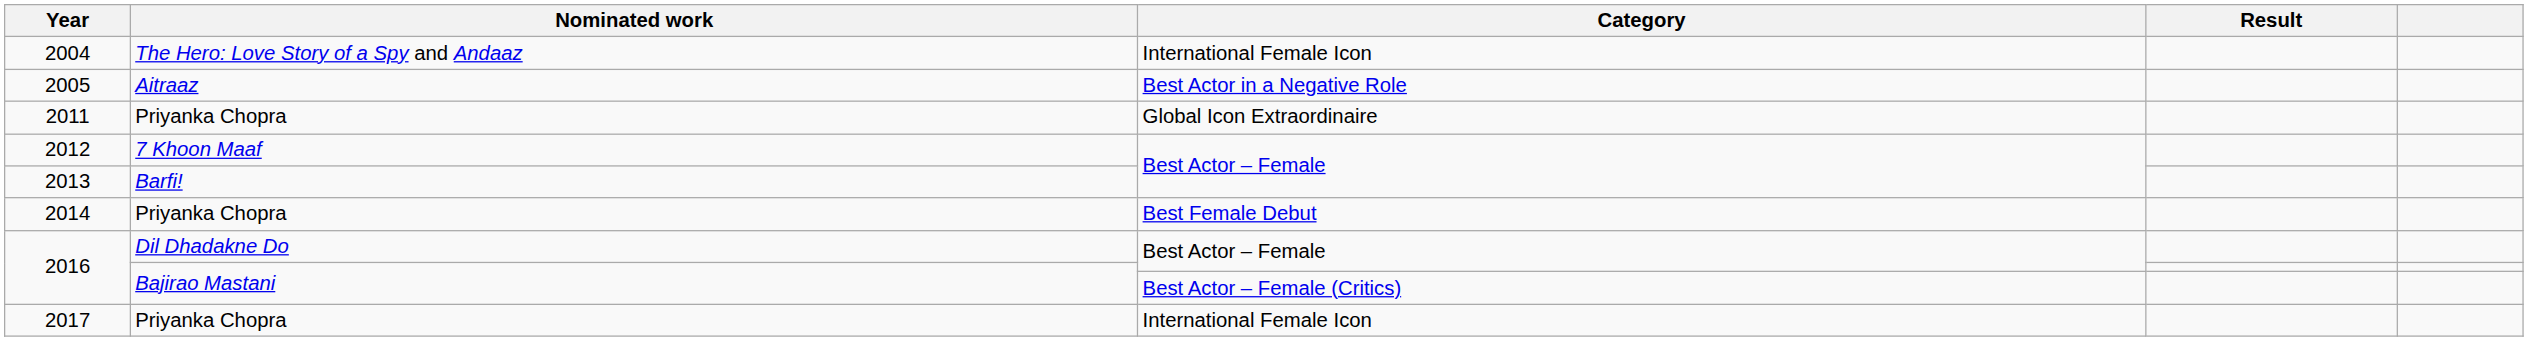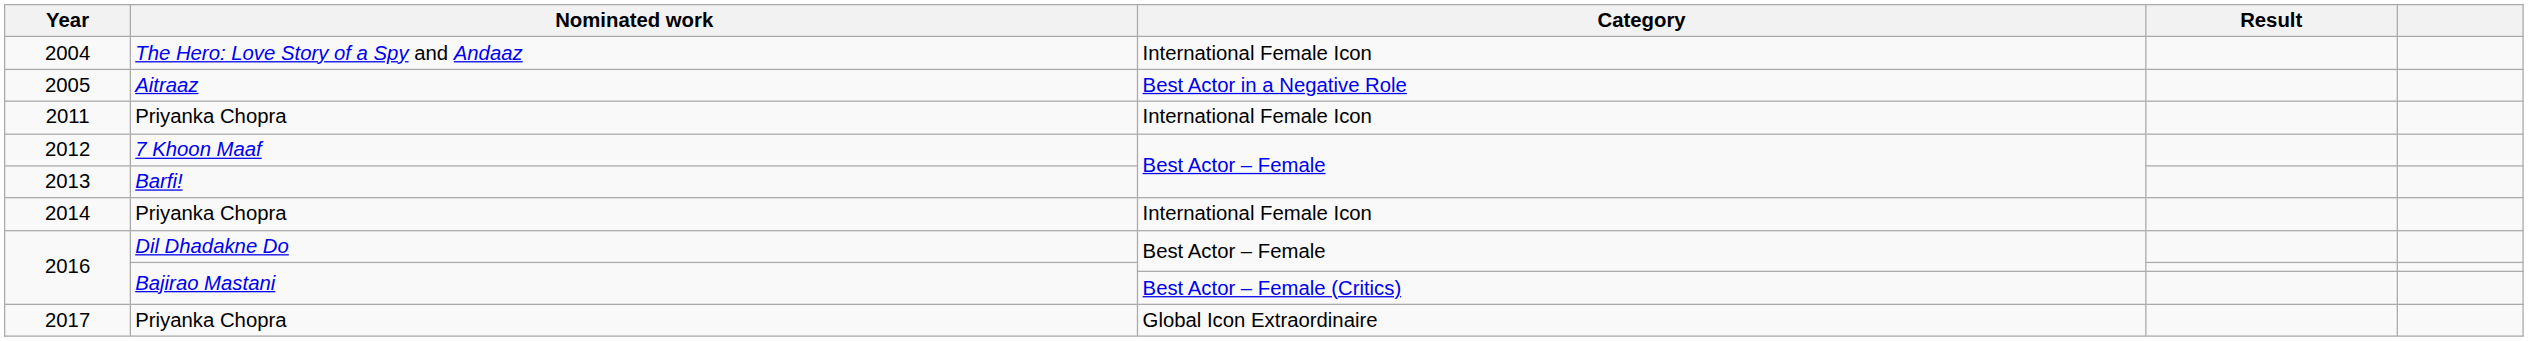(1260, 117) Global Icon Extraordinaire -> (1257, 117) International Female Icon
(1230, 213) Best Female Debut -> (1257, 213) International Female Icon
(1257, 320) International Female Icon -> (1260, 320) Global Icon Extraordinaire
